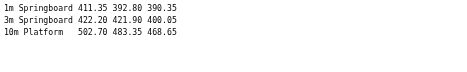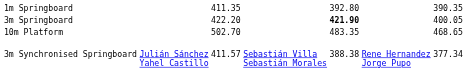(127, 21) normal -> (344, 21) bold
+ row: (70, 54)
